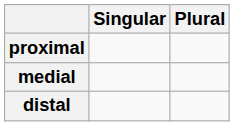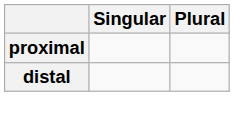- row: (47, 76)
